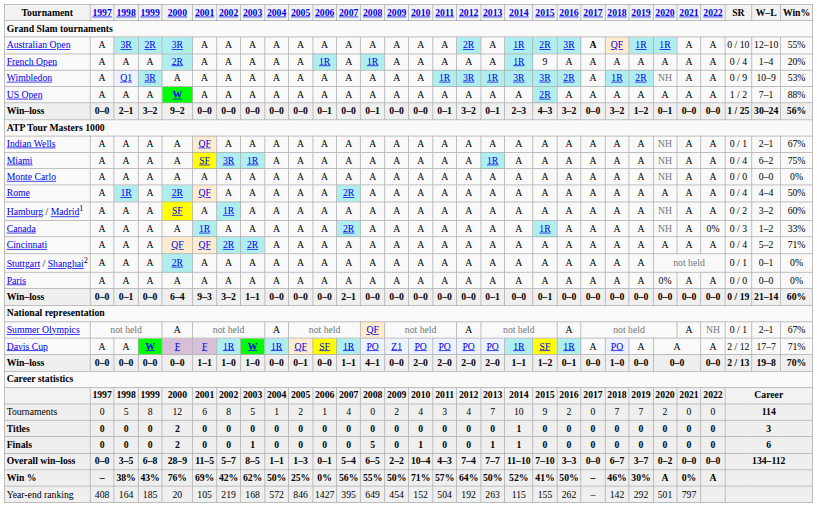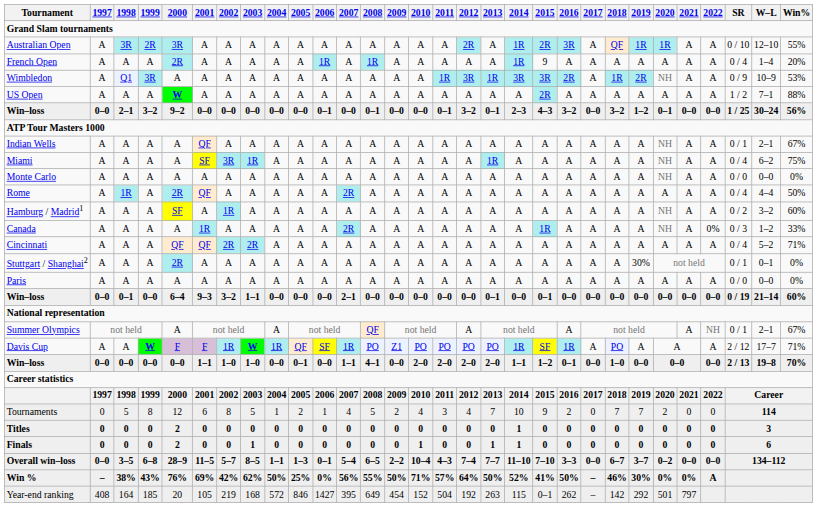(593, 45) bold -> (593, 45) normal
(641, 263) A -> (641, 263) 30%
(665, 280) 0% -> (665, 280) A
(373, 412) 0 -> (373, 412) 5
(373, 445) 5 -> (373, 445) 0
(665, 478) A -> (665, 478) 0%
(545, 494) 155 -> (545, 494) 0–1
